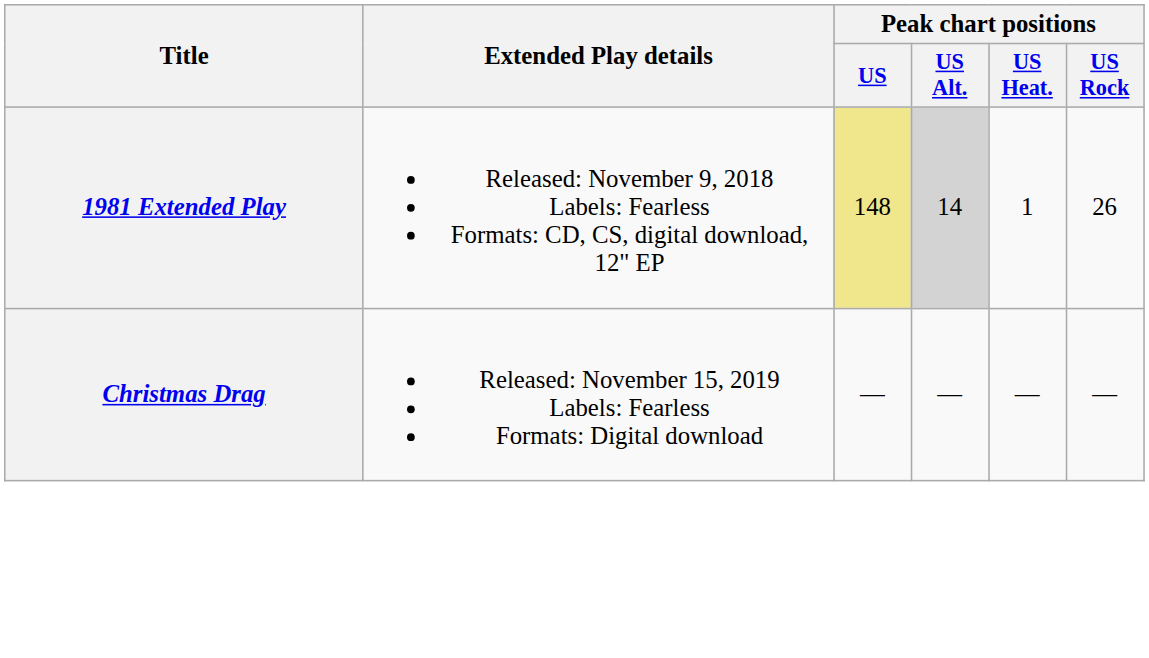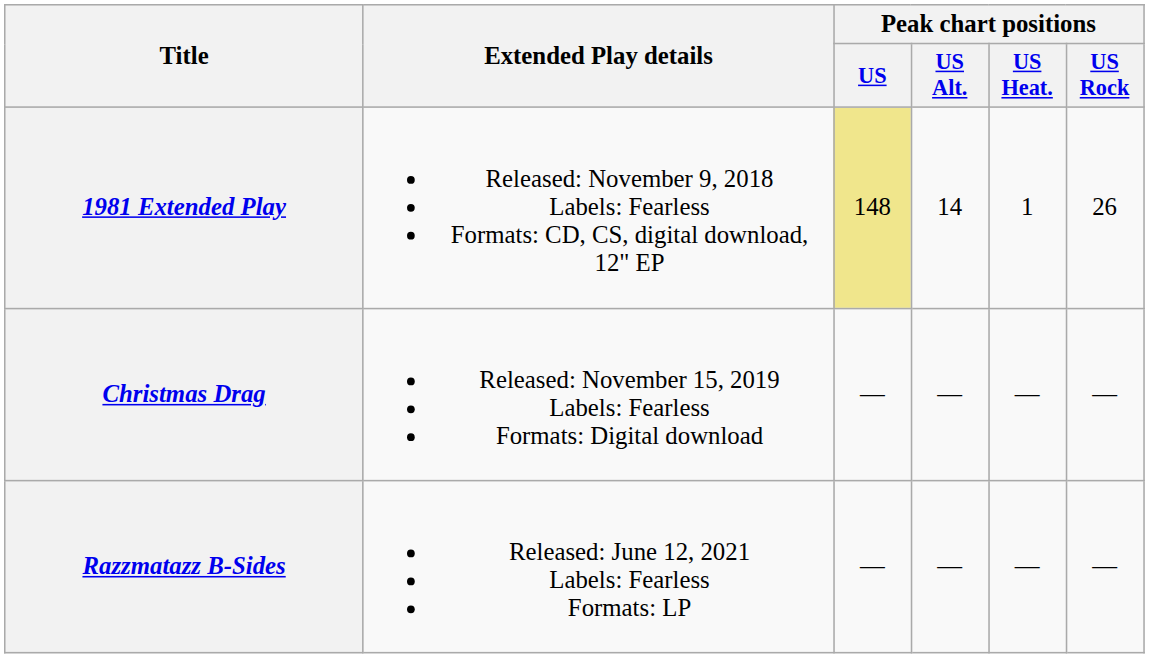(950, 207) lightgrey background -> (950, 207) no background
+ row: (184, 566)
